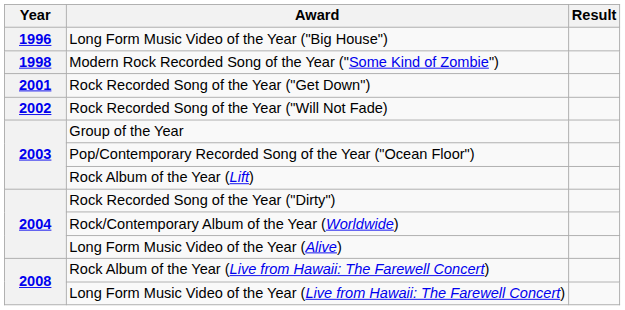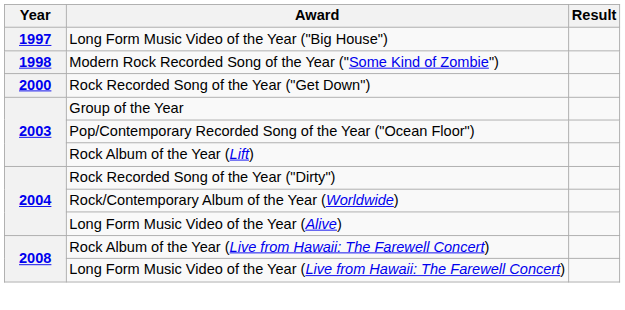(35, 39) 1996 -> (35, 39) 1997
(35, 85) 2001 -> (35, 85) 2000
- row: (229, 108)
